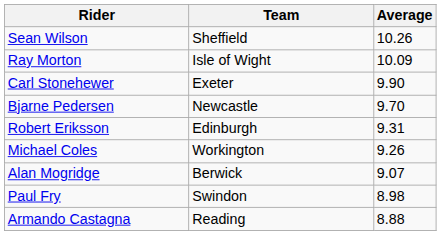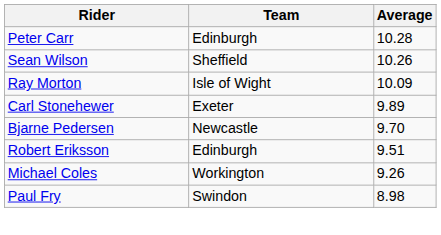+ row: (41, 38)
(391, 83) 9.90 -> (391, 106) 9.89
(391, 128) 9.31 -> (391, 151) 9.51
- row: (54, 173)
- row: (69, 219)
